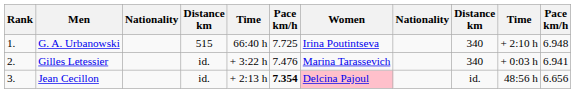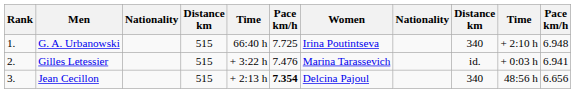(204, 61) id. -> (204, 61) 515
(475, 61) 340 -> (475, 61) id.
(204, 79) id. -> (204, 79) 515
(336, 79) pink background -> (336, 79) no background
(475, 79) id. -> (475, 79) 340
